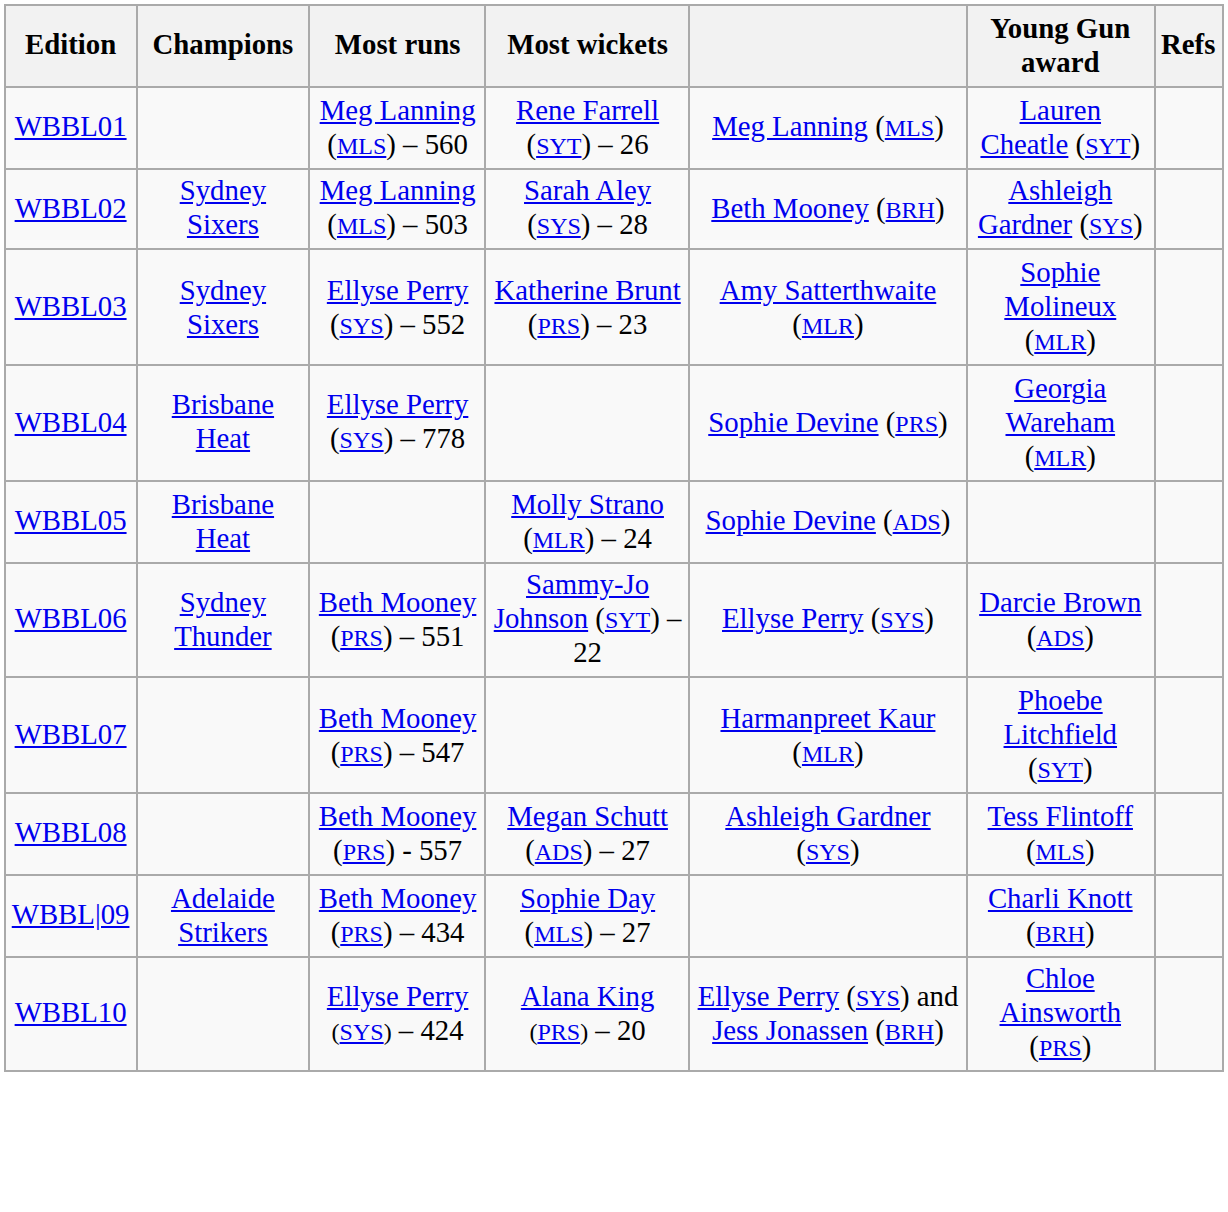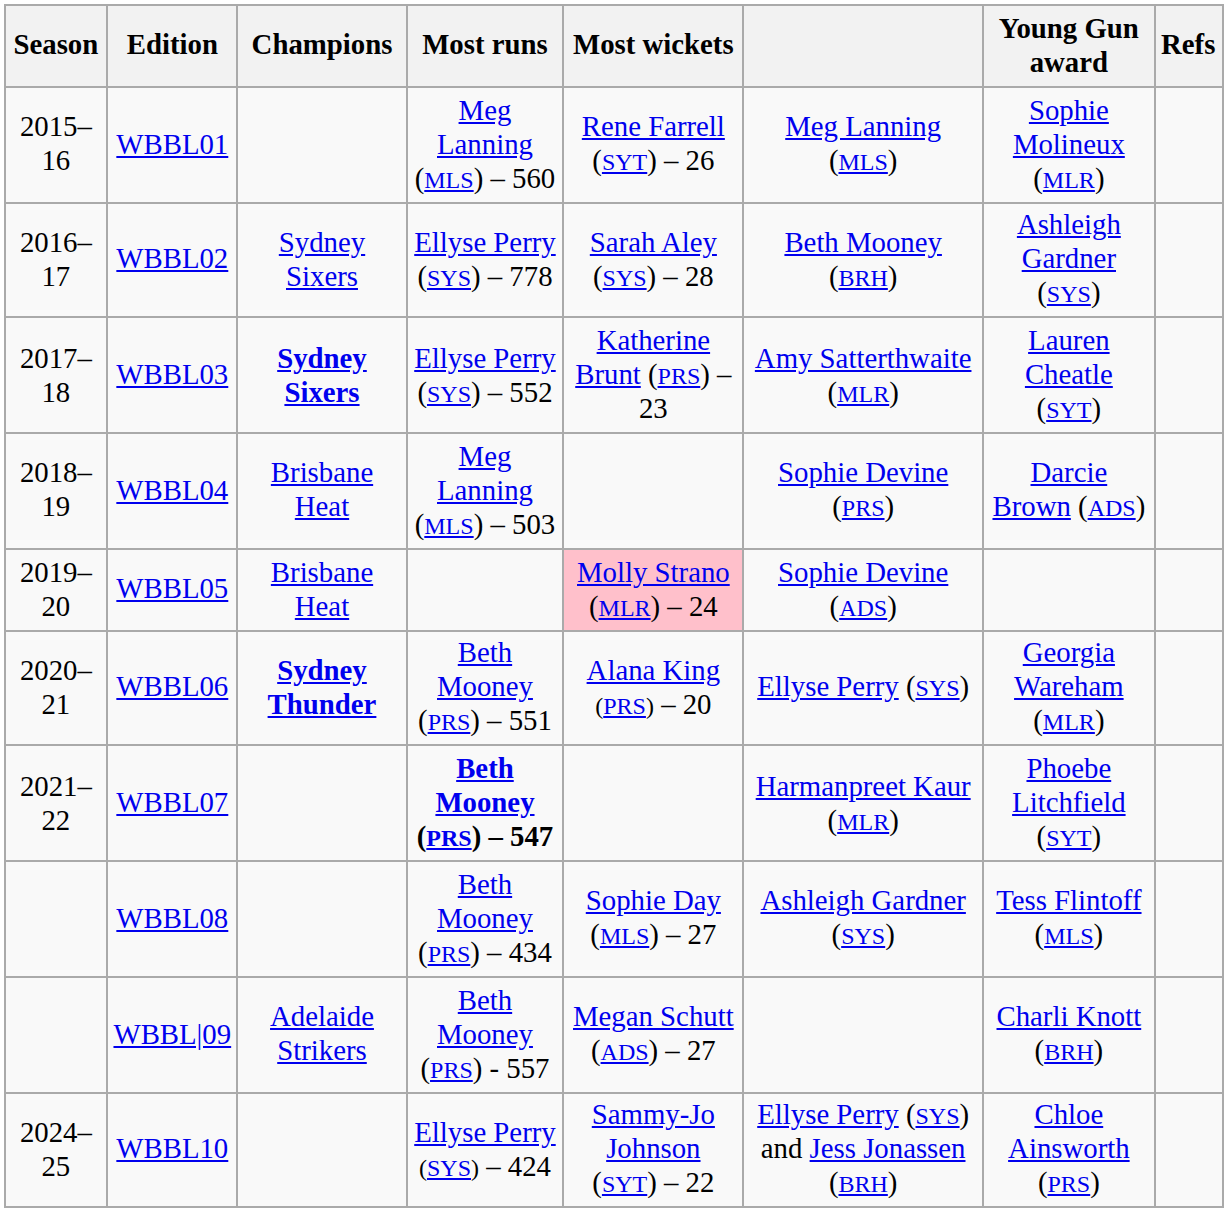+ column: (56, 45)
(1060, 127) Lauren Cheatle (SYT) -> (1069, 144) Sophie Molineux (MLR)
(398, 208) Meg Lanning (MLS) – 503 -> (485, 259) Ellyse Perry (SYS) – 778
(223, 307) normal -> (322, 375) bold
(1060, 307) Sophie Molineux (MLR) -> (1069, 375) Lauren Cheatle (SYT)
(398, 422) Ellyse Perry (SYS) – 778 -> (485, 490) Meg Lanning (MLS) – 503
(1060, 422) Georgia Wareham (MLR) -> (1069, 490) Darcie Brown (ADS)
(588, 521) no background -> (653, 589) pink background
(223, 619) normal -> (322, 687) bold
(588, 619) Sammy-Jo Johnson (SYT) – 22 -> (653, 687) Alana King (PRS) – 20
(1060, 619) Darcie Brown (ADS) -> (1069, 687) Georgia Wareham (MLR)
(398, 735) normal -> (485, 803) bold
(398, 833) Beth Mooney (PRS) - 557 -> (485, 918) Beth Mooney (PRS) – 434
(588, 833) Megan Schutt (ADS) – 27 -> (653, 918) Sophie Day (MLS) – 27
(398, 915) Beth Mooney (PRS) – 434 -> (485, 1034) Beth Mooney (PRS) - 557
(588, 915) Sophie Day (MLS) – 27 -> (653, 1034) Megan Schutt (ADS) – 27
(588, 1013) Alana King (PRS) – 20 -> (653, 1149) Sammy-Jo Johnson (SYT) – 22
